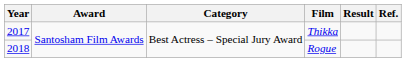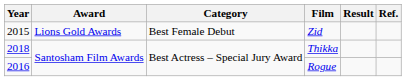+ row: (315, 31)
(18, 31) 2017 -> (18, 48) 2018
(18, 48) 2018 -> (18, 66) 2016
